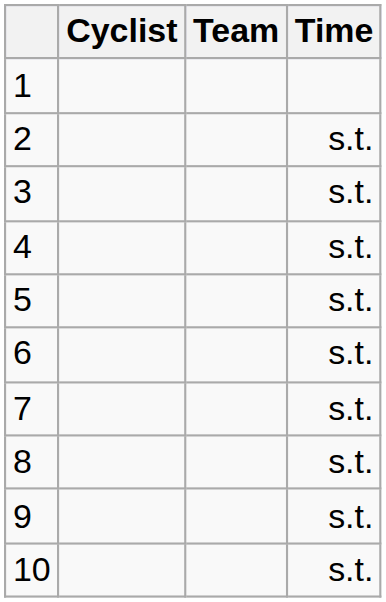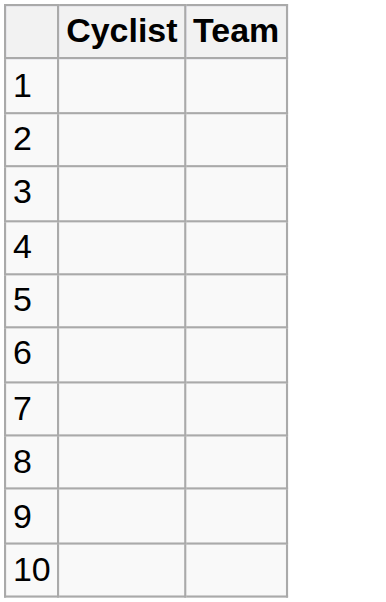- column: (334, 31)
